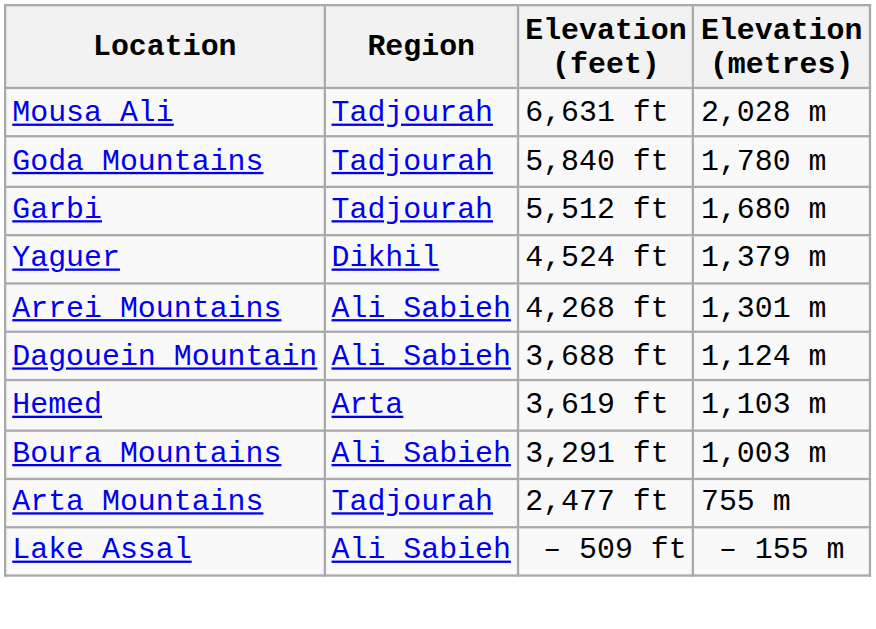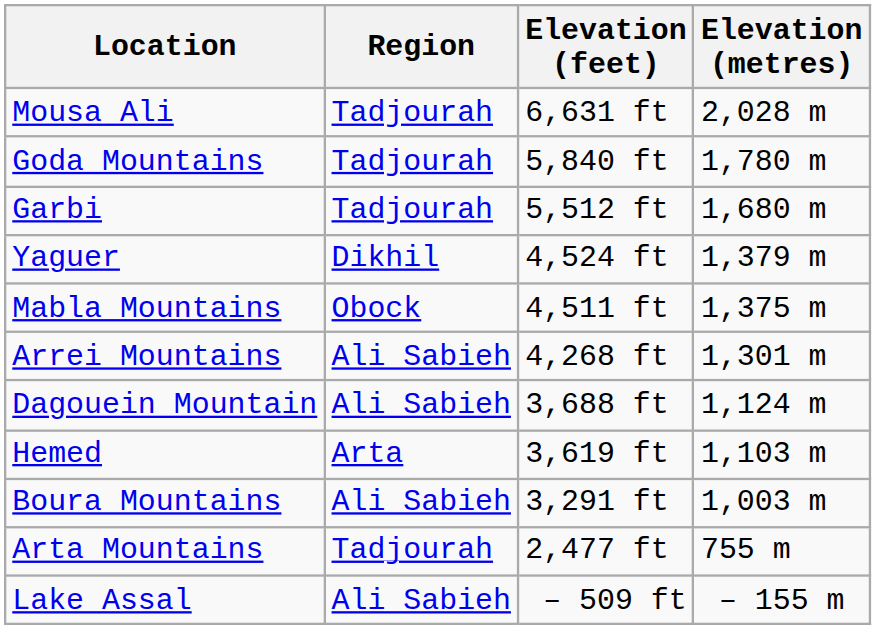+ row: (147, 308)
